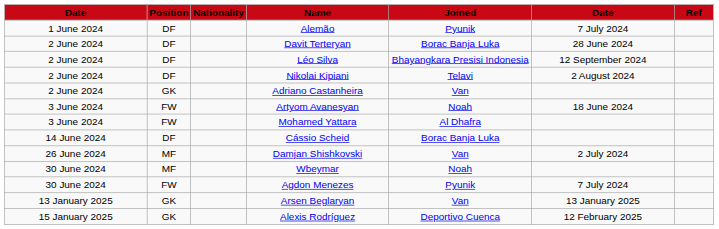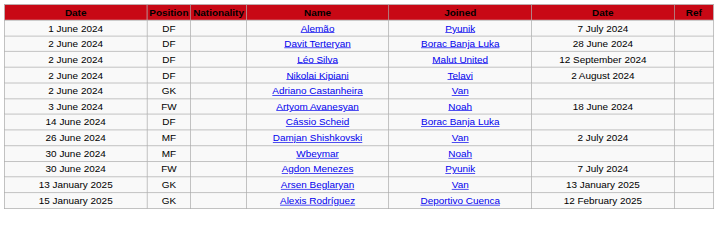(460, 60) Bhayangkara Presisi Indonesia -> (460, 60) Malut United
- row: (318, 122)
